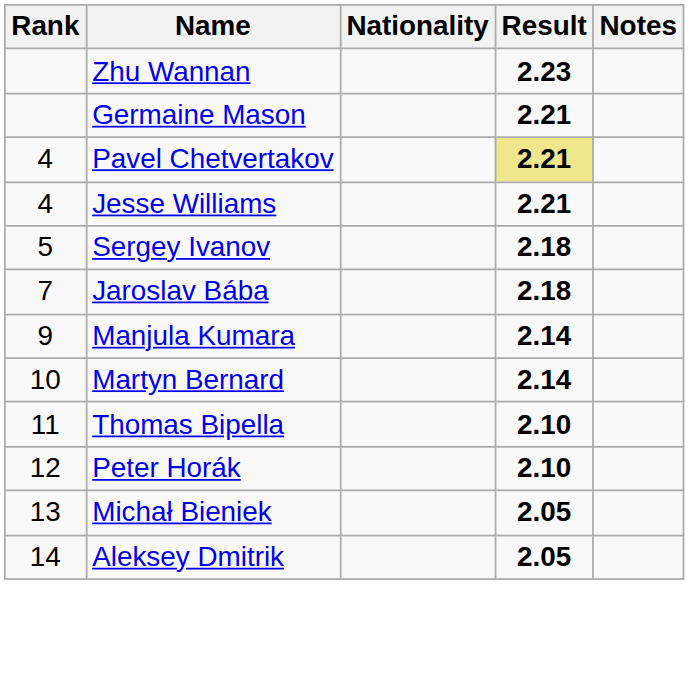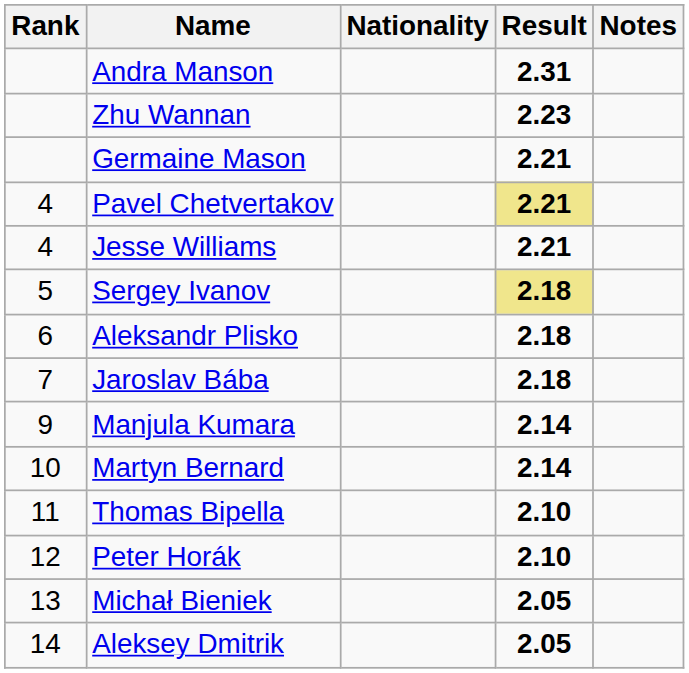+ row: (183, 70)
(544, 247) no background -> (544, 291) khaki background
+ row: (195, 335)
